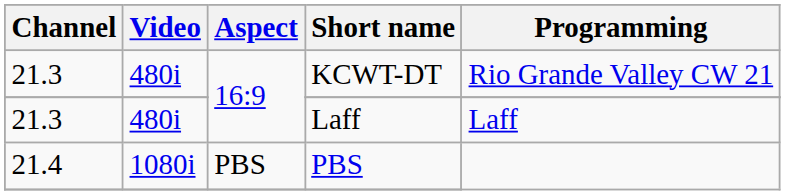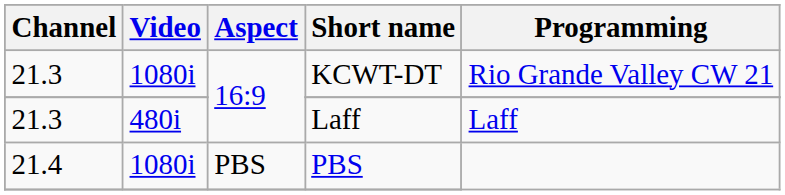(155, 73) 480i -> (163, 73) 1080i
